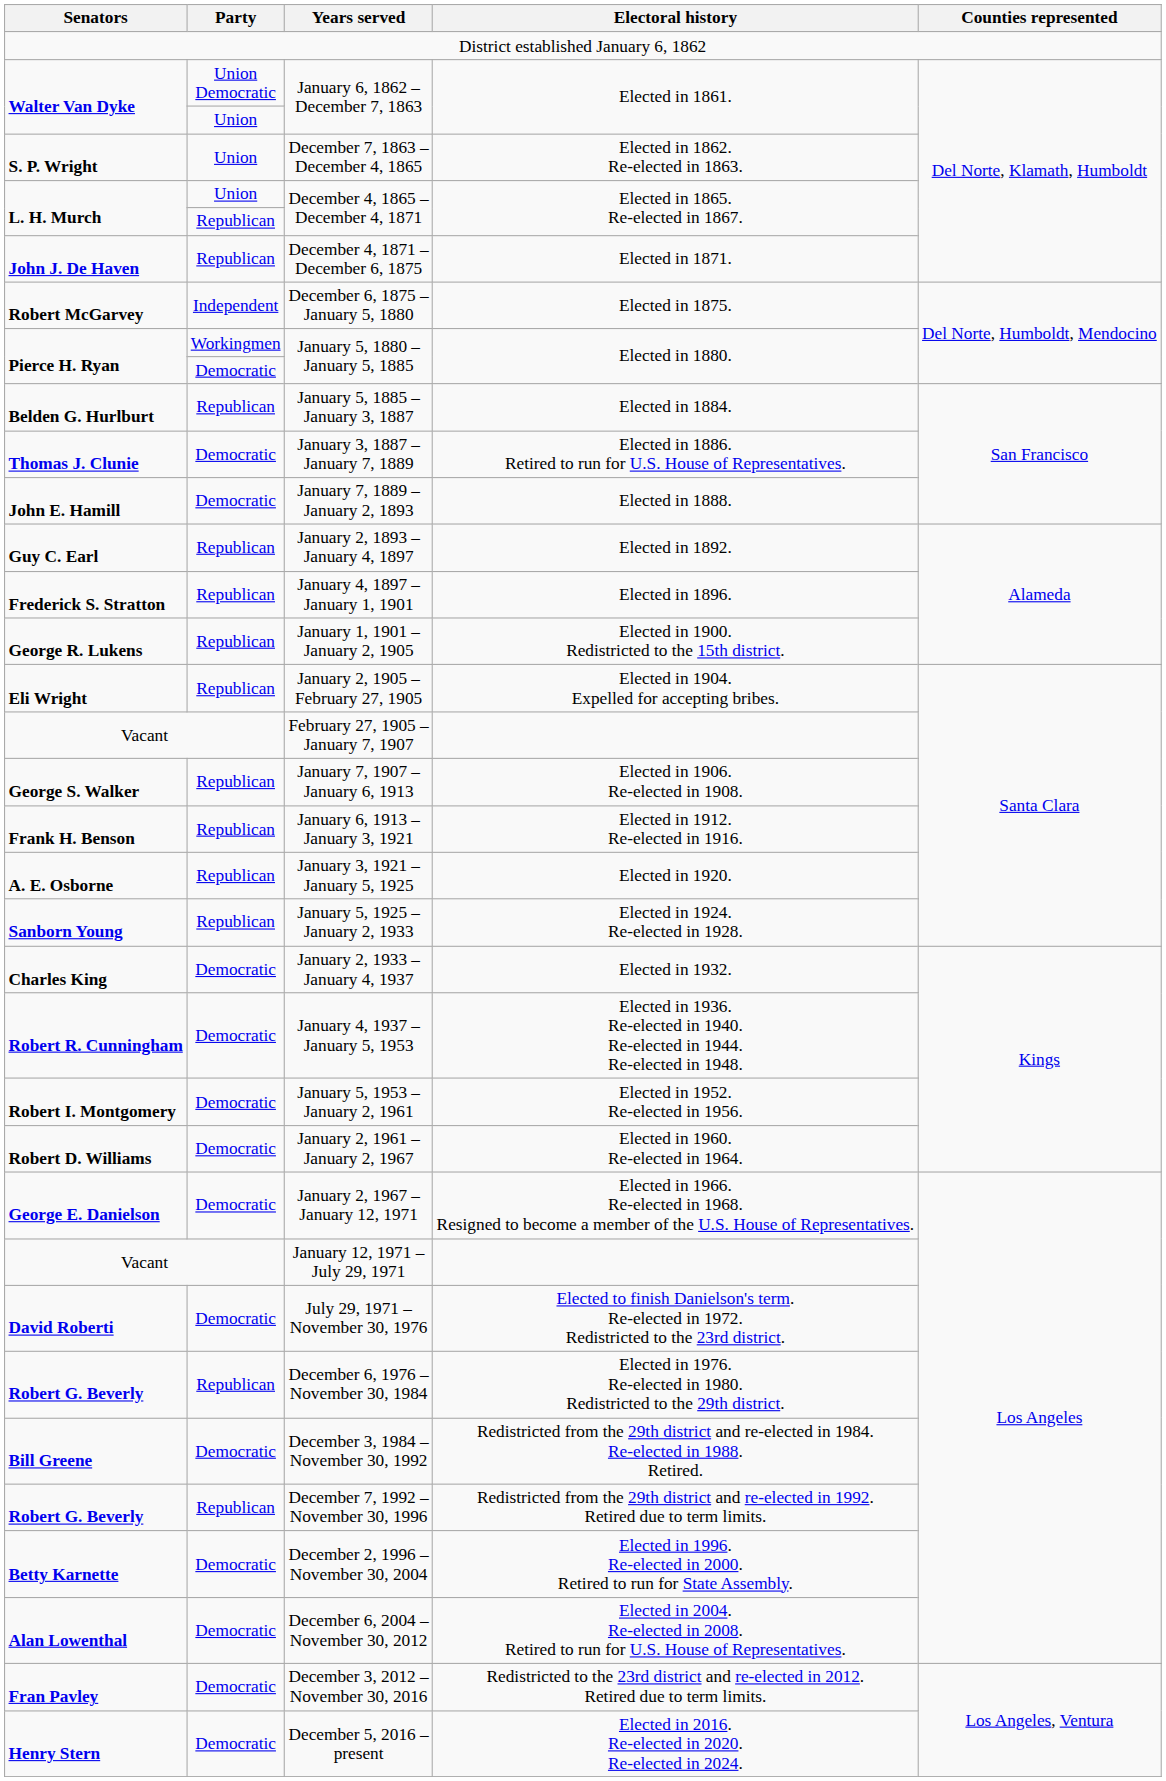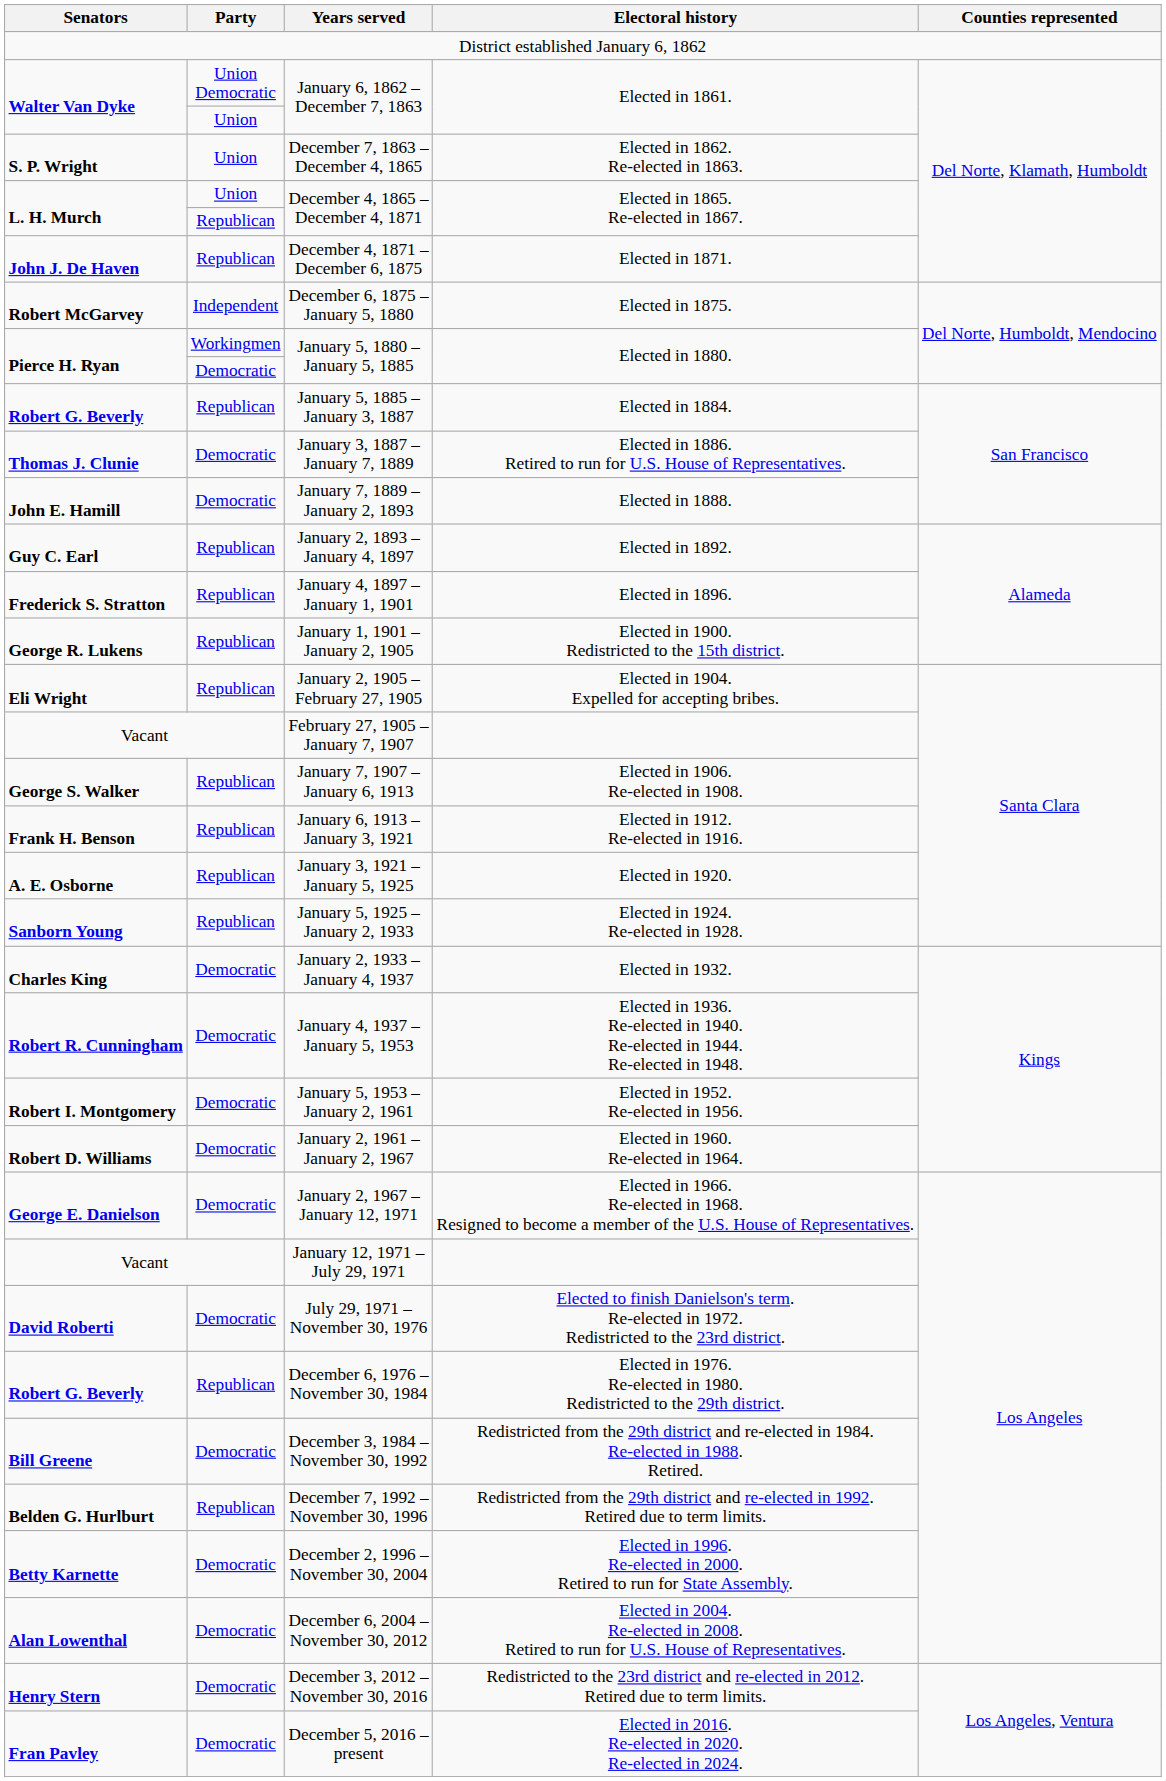(81, 416) Belden G. Hurlburt -> (76, 416) Robert G. Beverly
(76, 1517) Robert G. Beverly -> (81, 1517) Belden G. Hurlburt
(53, 1696) Fran Pavley -> (54, 1696) Henry Stern
(54, 1753) Henry Stern -> (53, 1753) Fran Pavley
